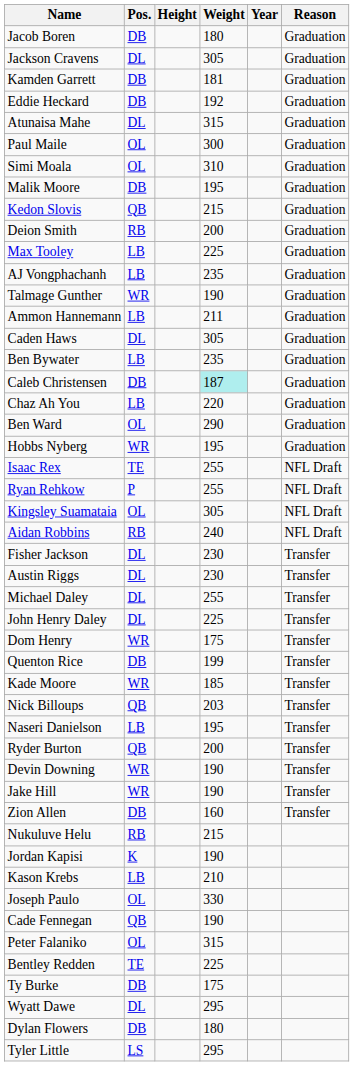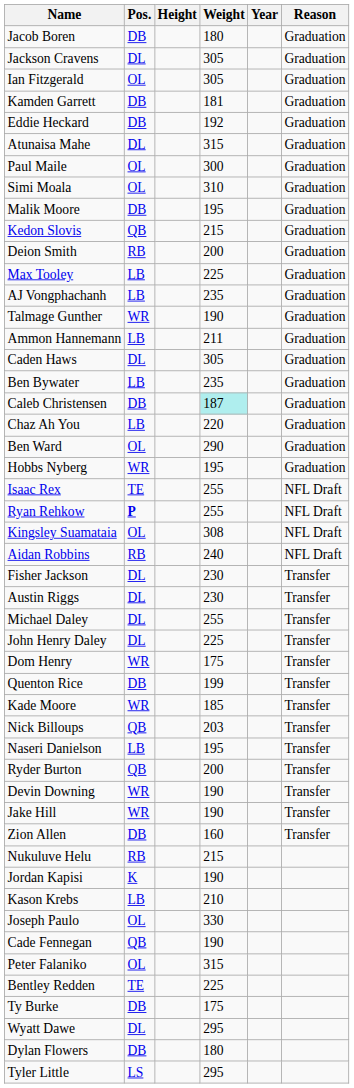+ row: (46, 79)
(131, 489) normal -> (132, 511) bold
(213, 511) 305 -> (213, 532) 308
